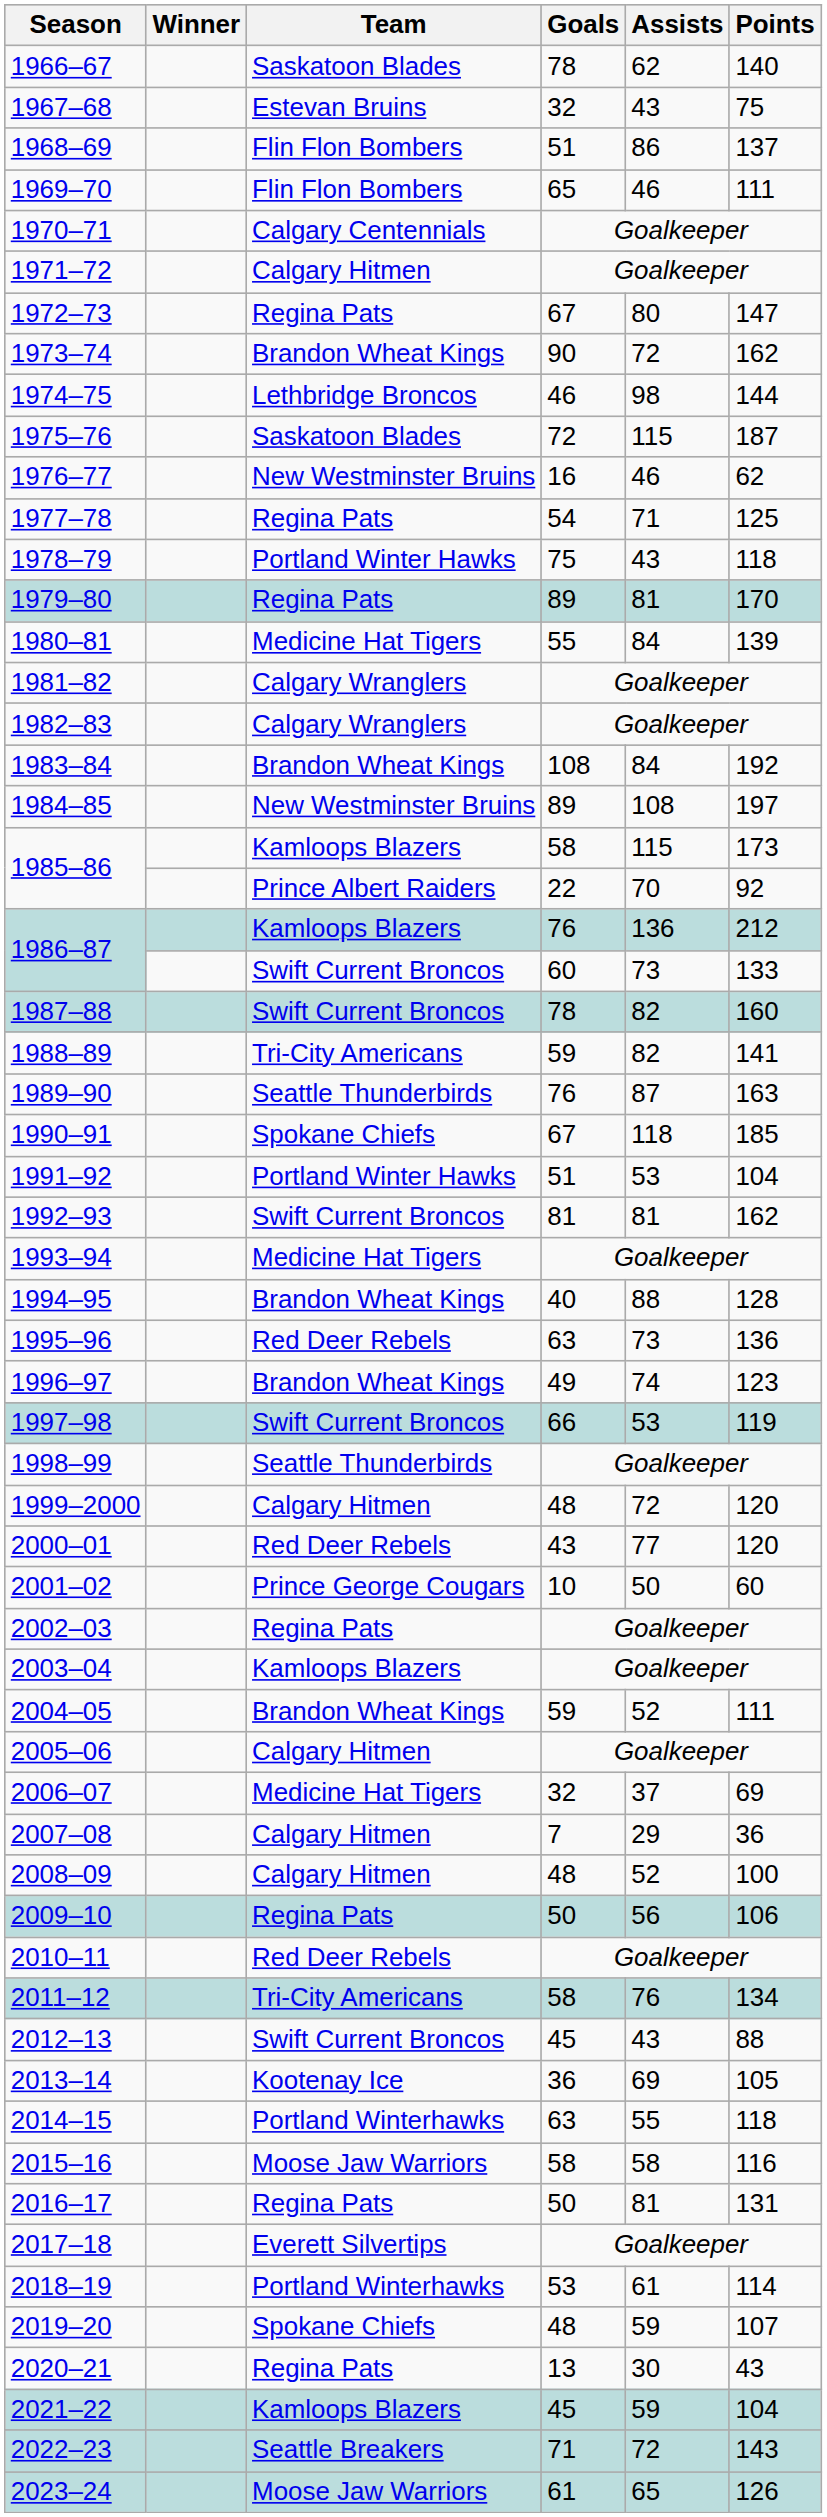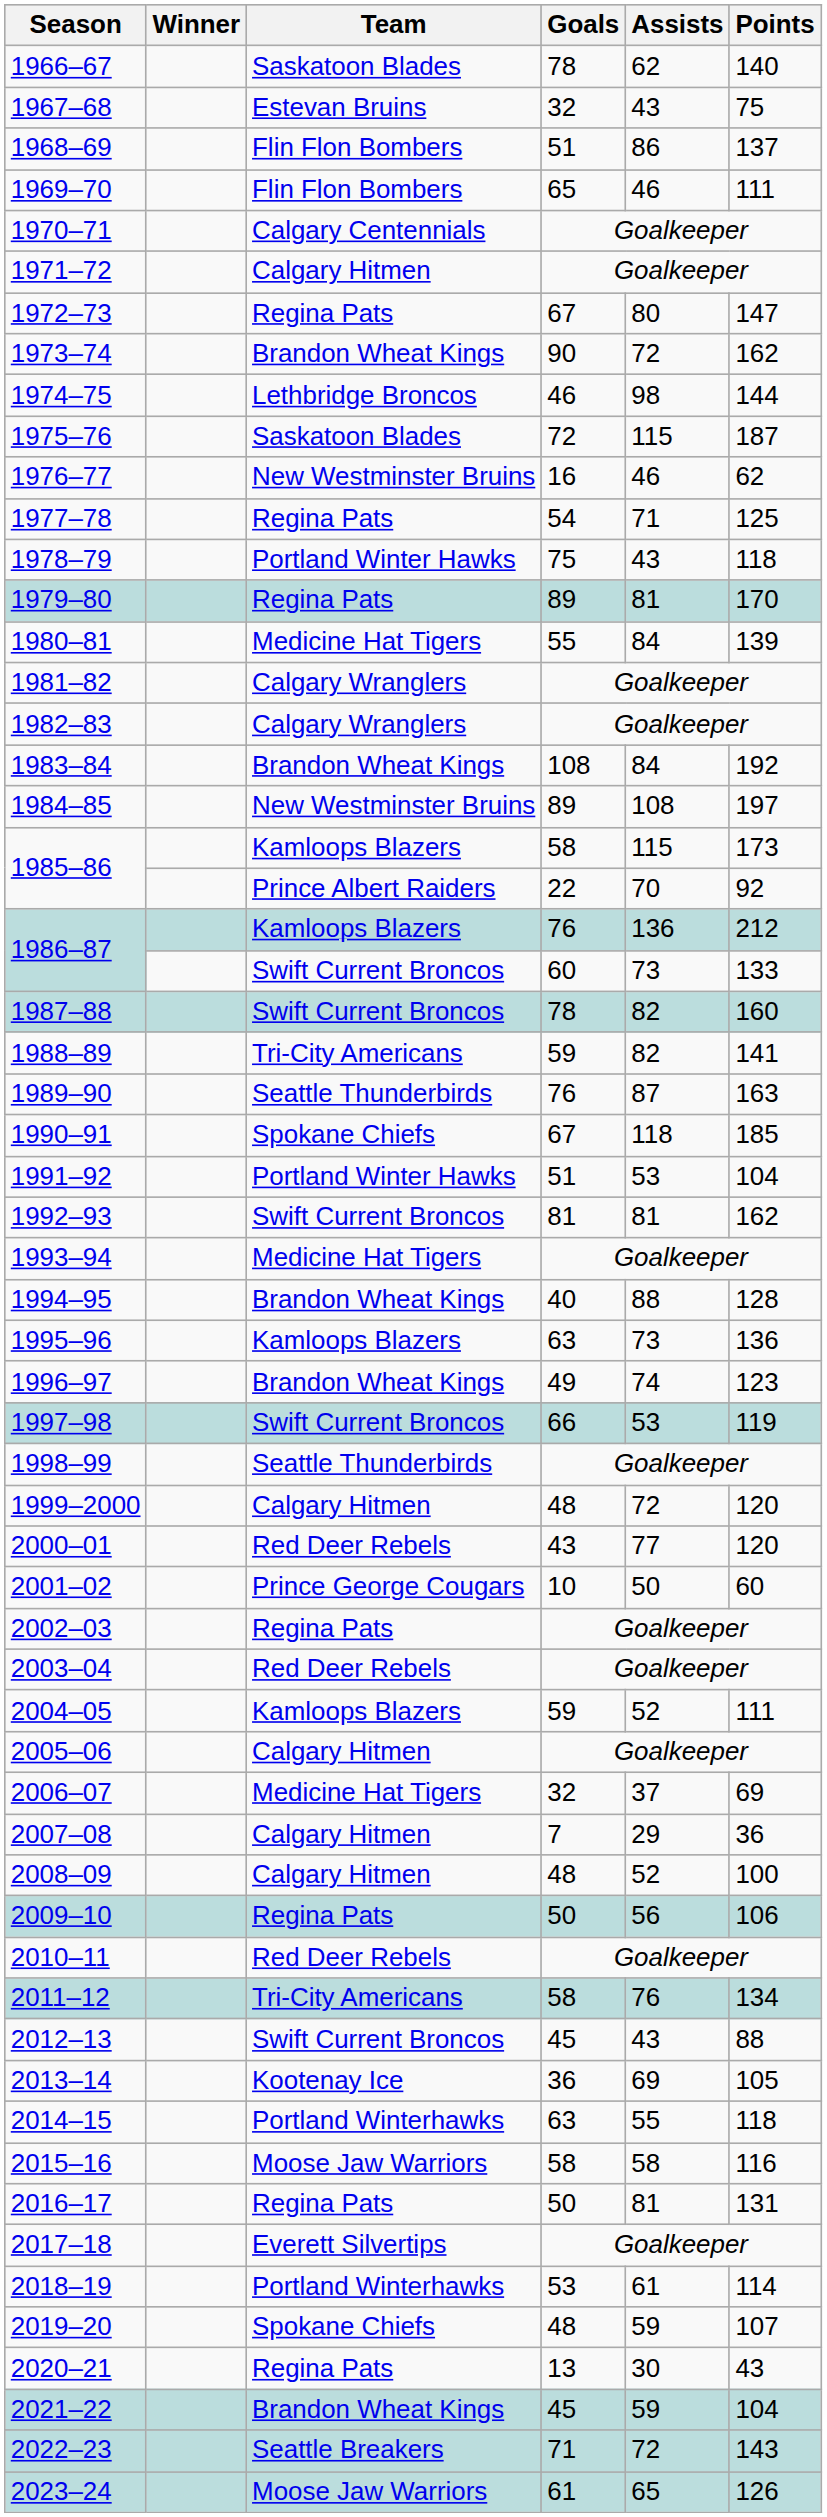(351, 1340) Red Deer Rebels -> (356, 1340) Kamloops Blazers
(356, 1669) Kamloops Blazers -> (351, 1669) Red Deer Rebels
(378, 1710) Brandon Wheat Kings -> (356, 1710) Kamloops Blazers
(356, 2409) Kamloops Blazers -> (378, 2409) Brandon Wheat Kings
